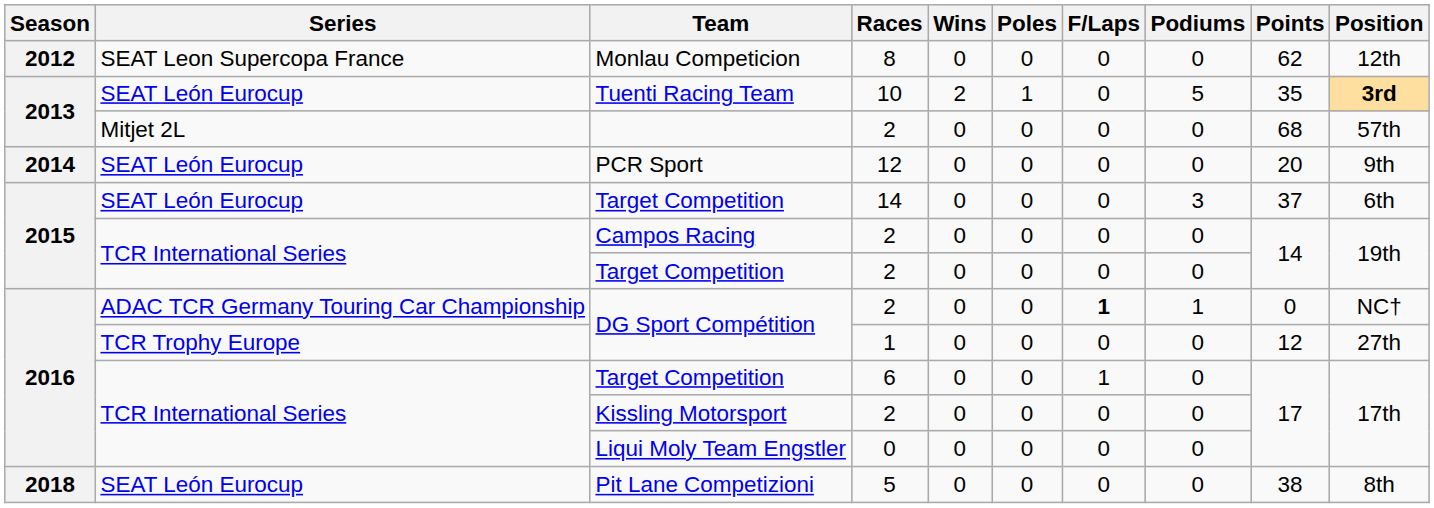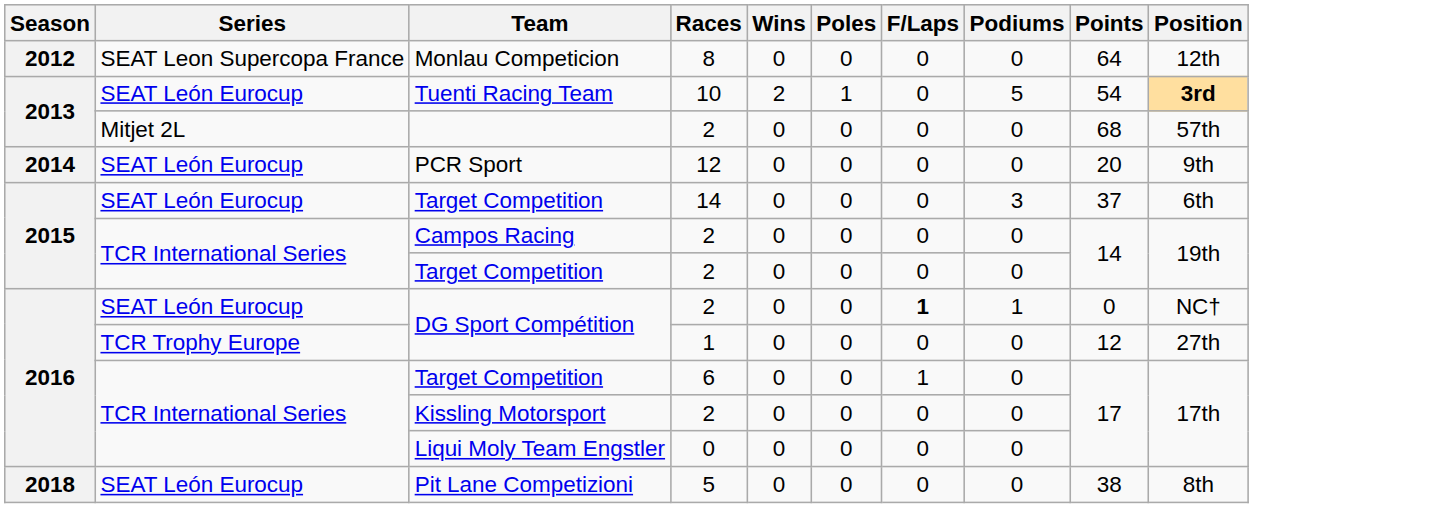(1290, 58) 62 -> (1109, 58) 64
(1290, 94) 35 -> (1109, 94) 54
(343, 307) ADAC TCR Germany Touring Car Championship -> (202, 307) SEAT León Eurocup
